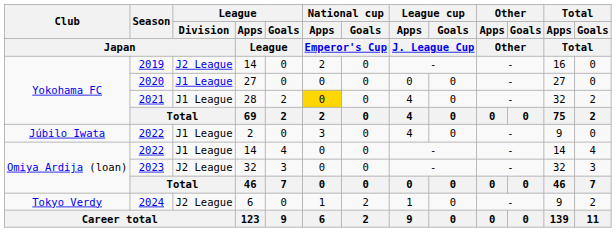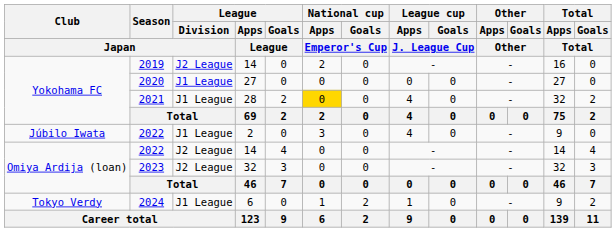(204, 150) J1 League -> (204, 150) J2 League
(204, 202) J2 League -> (204, 202) J1 League
